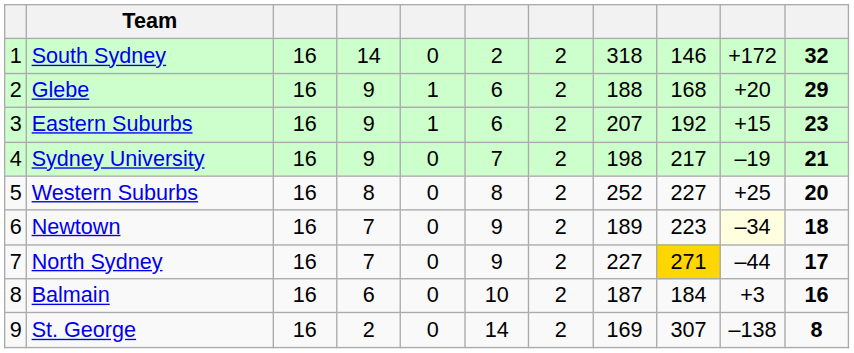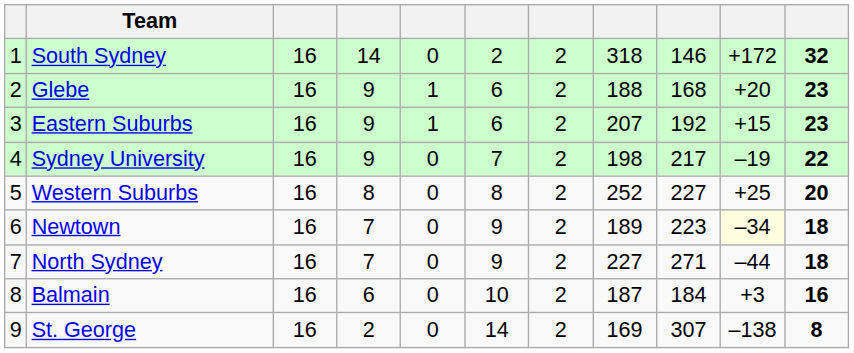(816, 90) 29 -> (816, 90) 23
(816, 158) 21 -> (816, 158) 22
(689, 261) gold background -> (689, 261) no background
(816, 261) 17 -> (816, 261) 18
